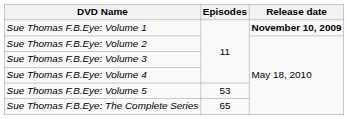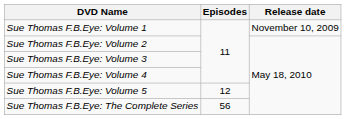(296, 28) bold -> (295, 28) normal
(225, 91) 53 -> (225, 91) 12
(225, 106) 65 -> (225, 106) 56
